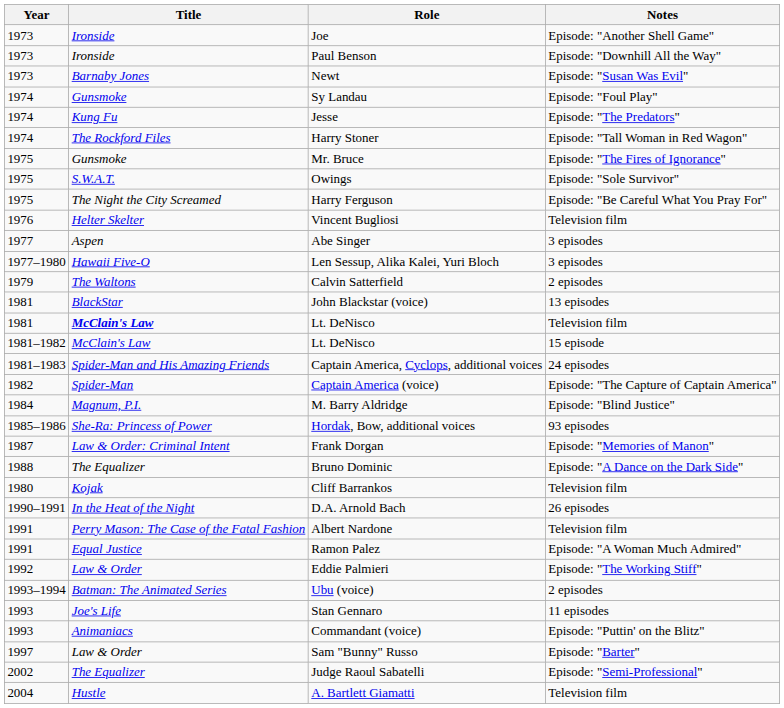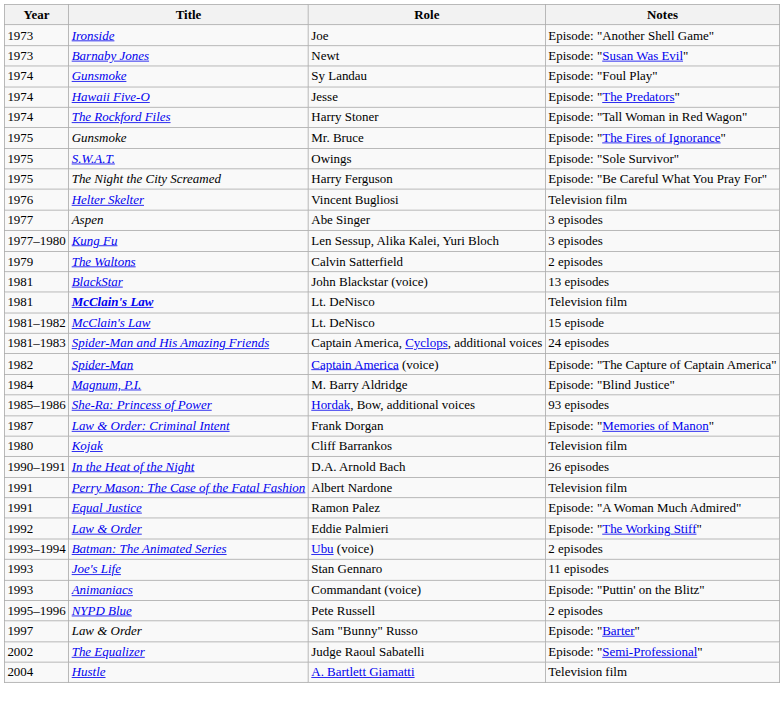- row: (344, 55)
(95, 117) Kung Fu -> (111, 96) Hawaii Five-O
(111, 261) Hawaii Five-O -> (95, 240) Kung Fu
- row: (352, 466)
+ row: (343, 610)
